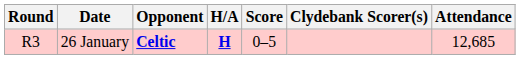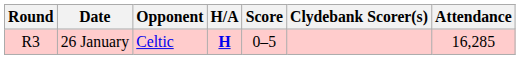(156, 41) bold -> (155, 41) normal
(473, 41) 12,685 -> (473, 41) 16,285
